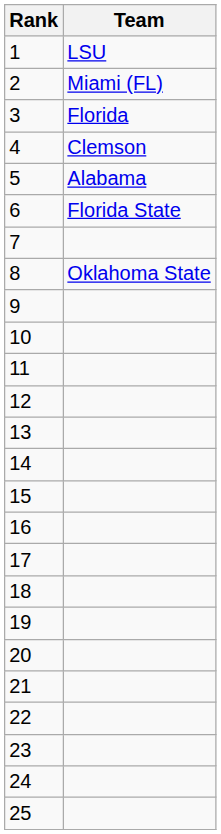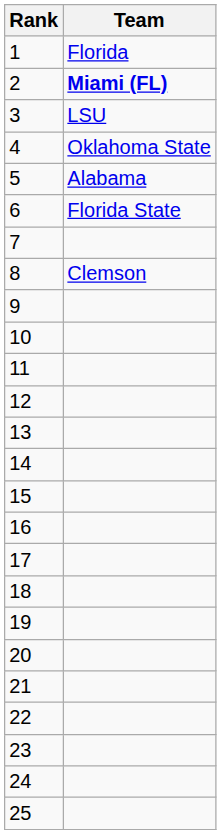(87, 52) LSU -> (98, 52) Florida
(115, 83) normal -> (117, 83) bold
(98, 115) Florida -> (87, 115) LSU
(107, 147) Clemson -> (139, 147) Oklahoma State
(139, 274) Oklahoma State -> (107, 274) Clemson
